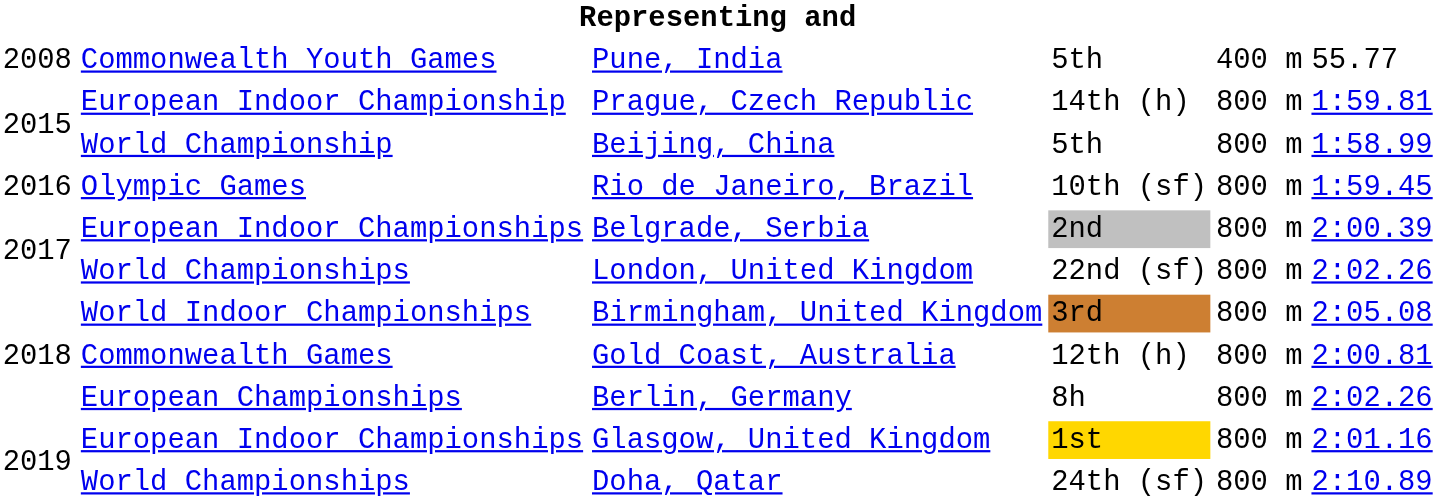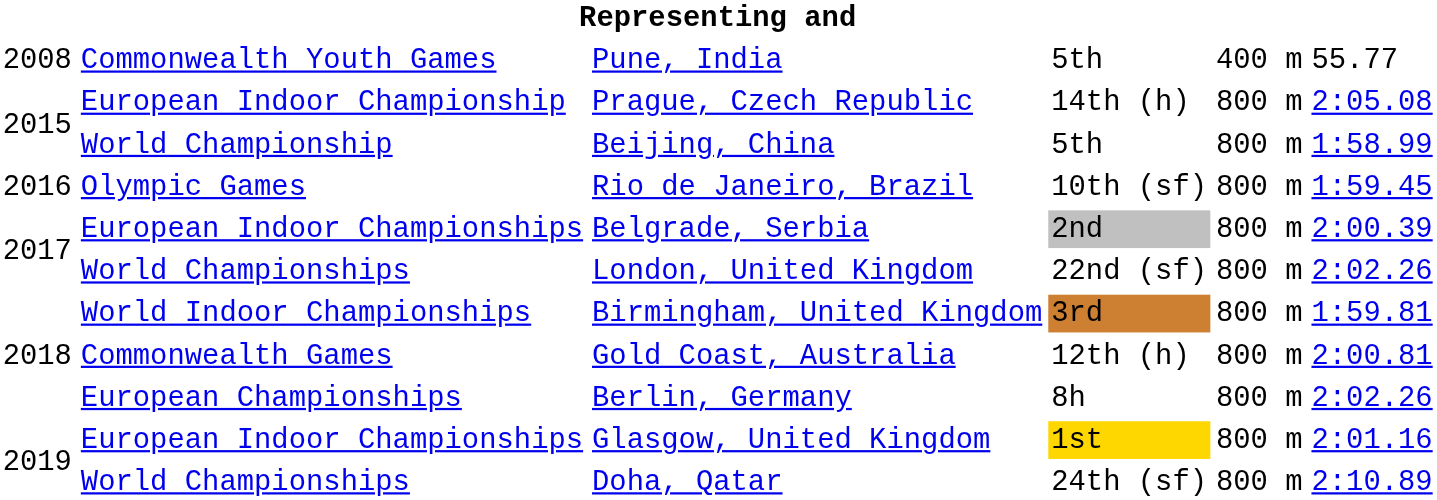(1372, 103) 1:59.81 -> (1372, 103) 2:05.08
(1372, 314) 2:05.08 -> (1372, 314) 1:59.81
